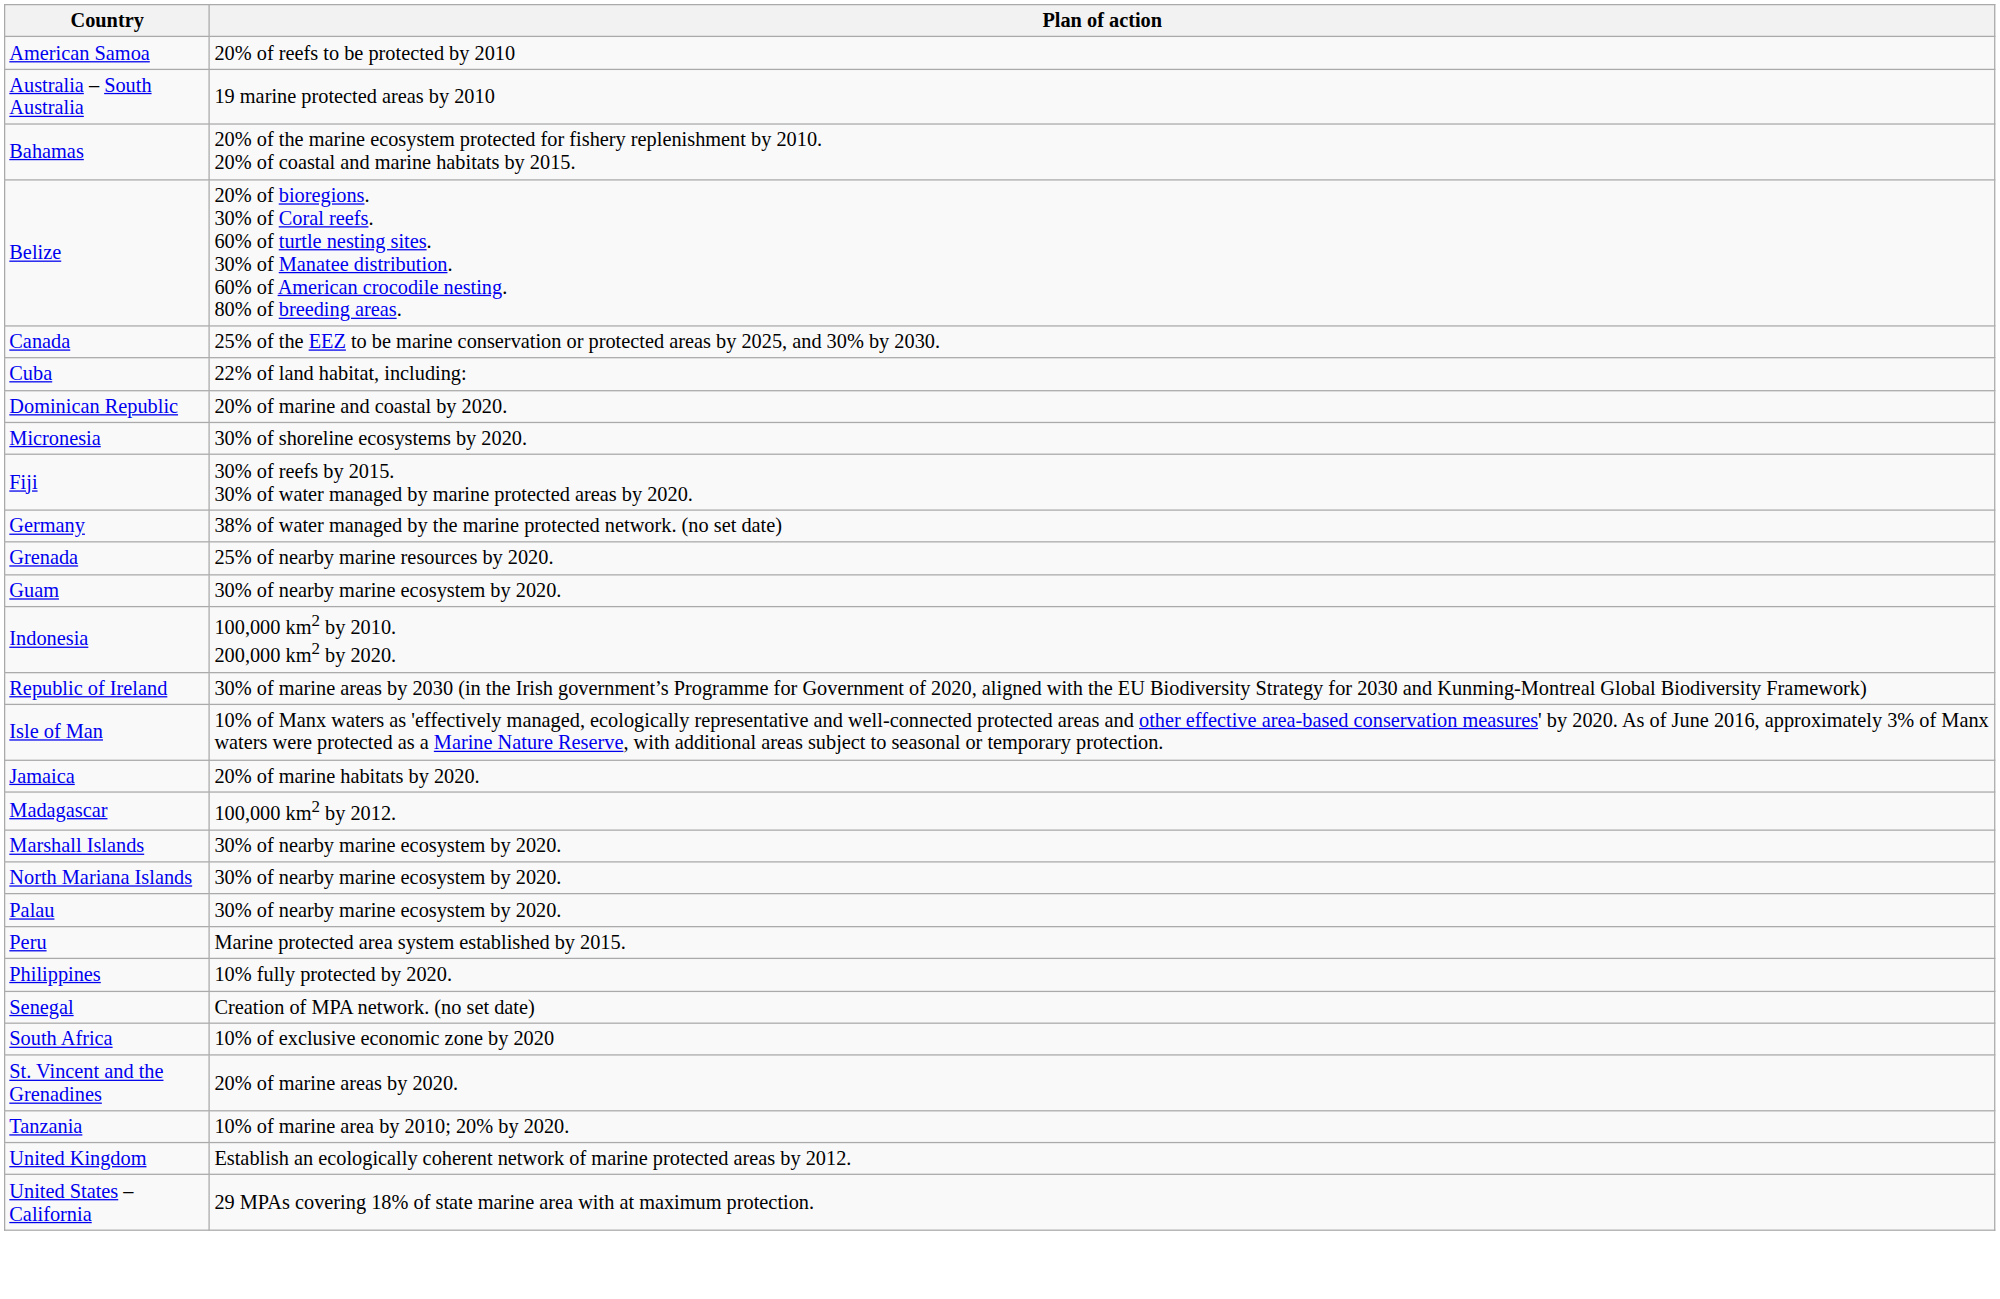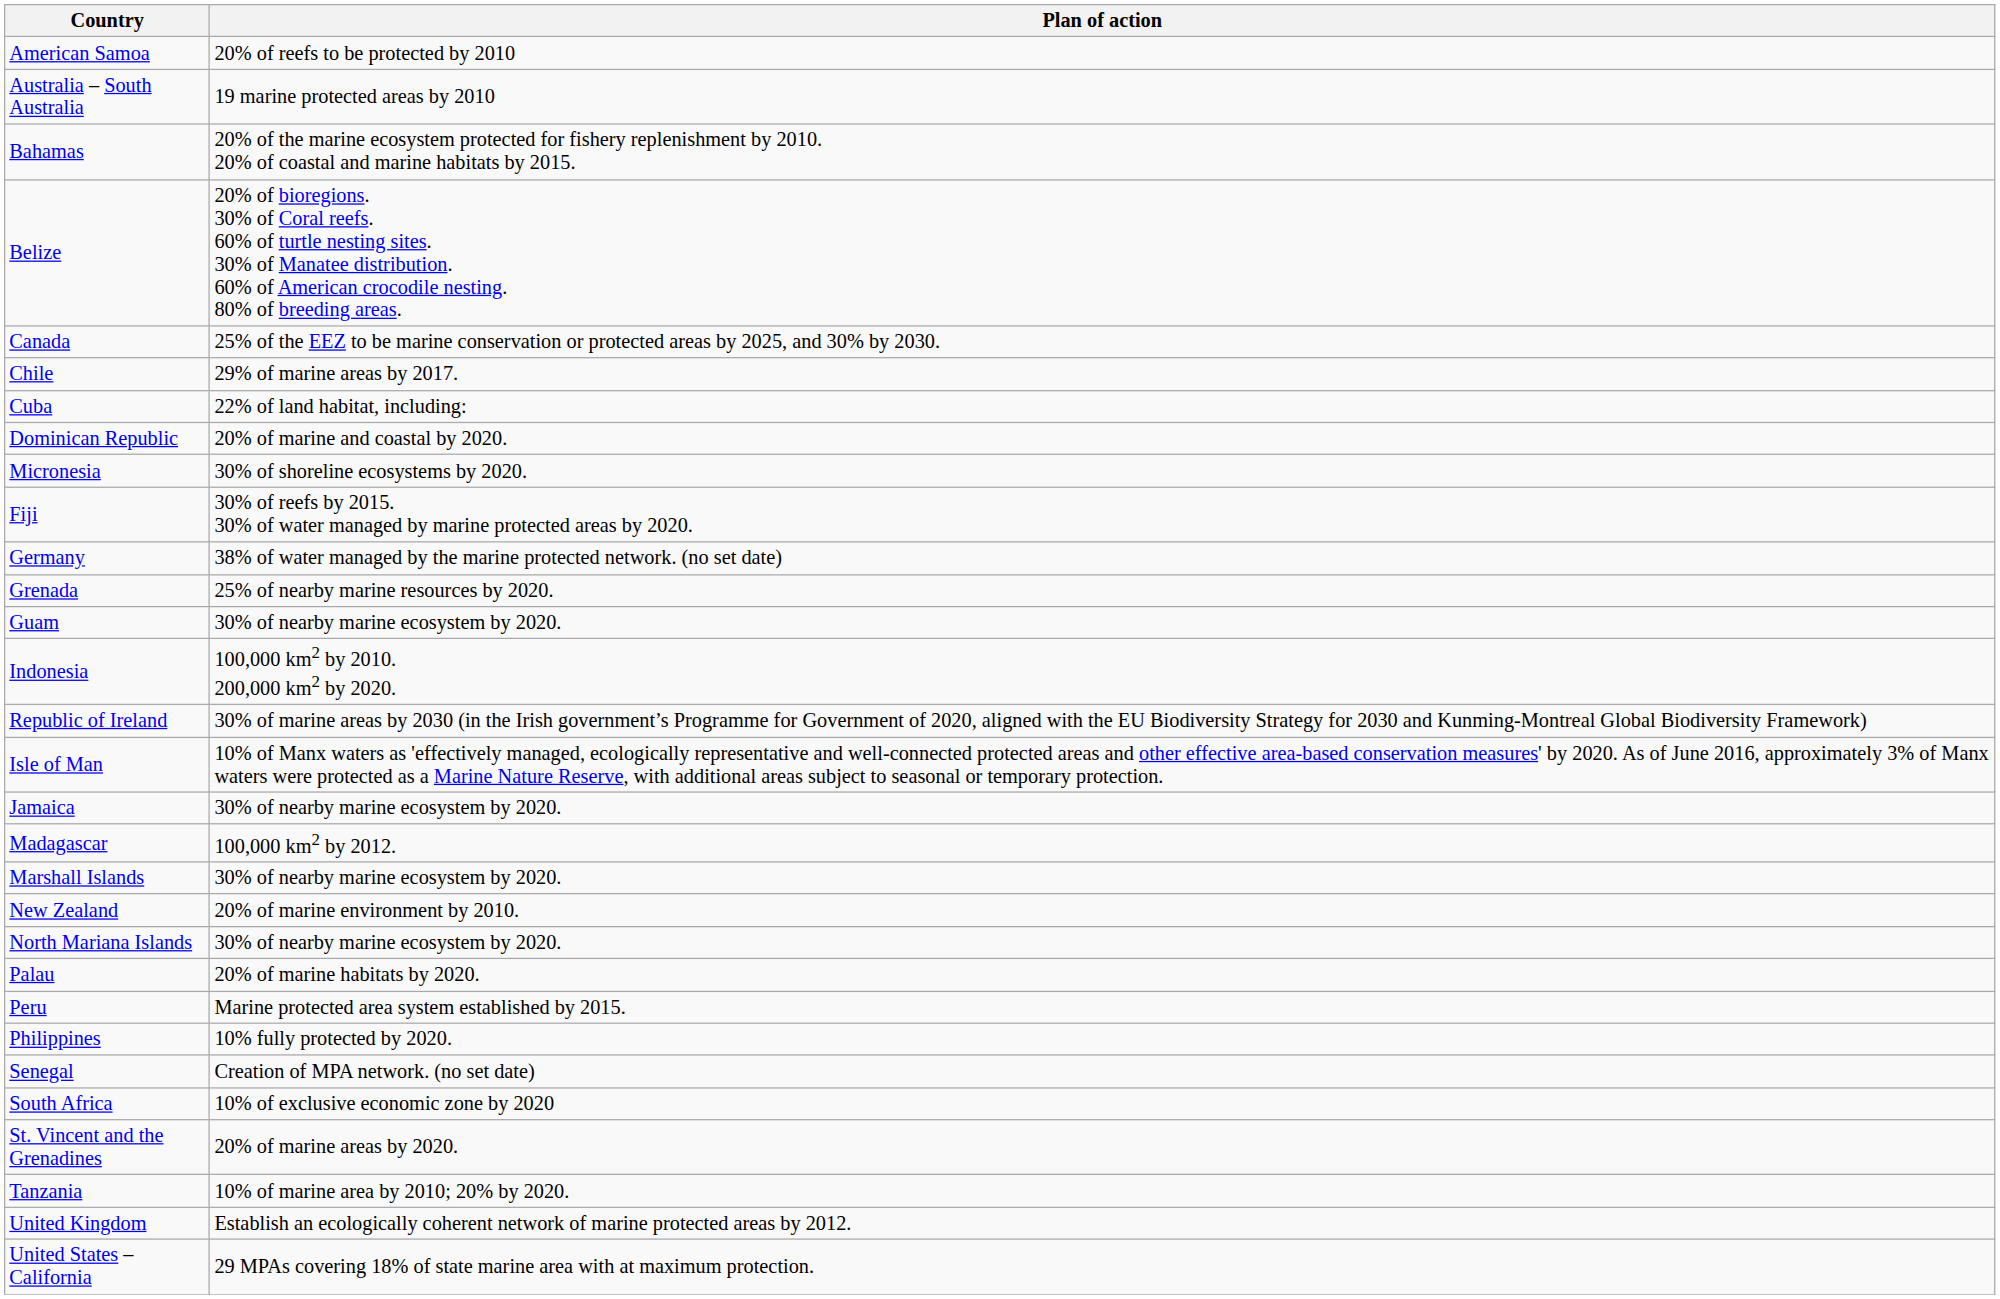+ row: (31, 373)
(347, 775) 20% of marine habitats by 2020. -> (388, 808) 30% of nearby marine ecosystem by 2020.
+ row: (64, 910)
(388, 910) 30% of nearby marine ecosystem by 2020. -> (347, 974) 20% of marine habitats by 2020.
